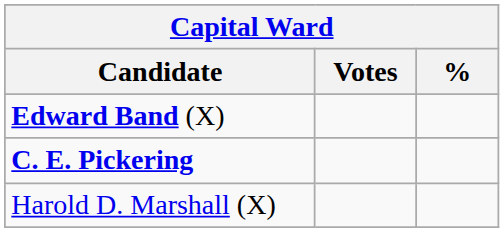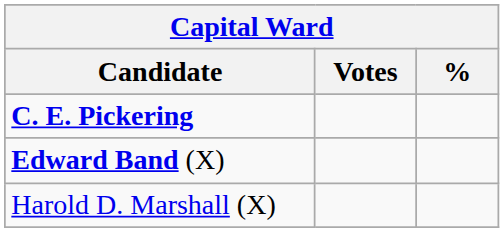rows swapped: (118, 115) <-> (102, 159)
